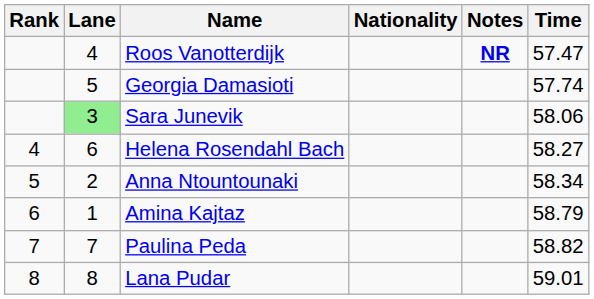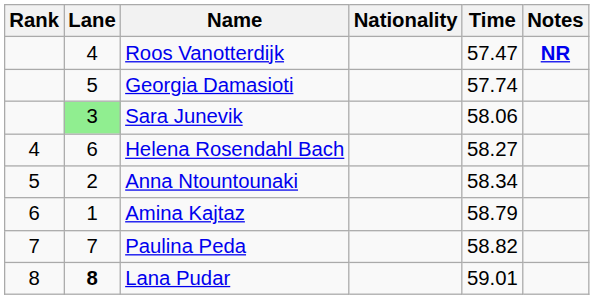columns swapped: (558, 20) <-> (495, 20)
(92, 278) normal -> (92, 278) bold
